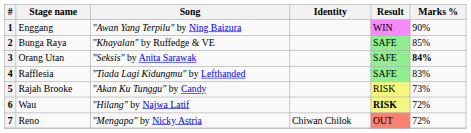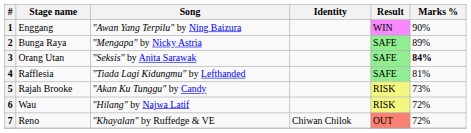(154, 43) "Khayalan" by Ruffedge & VE -> (147, 43) "Mengapa" by Nicky Astria
(421, 43) 85% -> (421, 43) 89%
(421, 74) 83% -> (421, 74) 81%
(385, 105) bold -> (384, 105) normal
(147, 120) "Mengapa" by Nicky Astria -> (154, 120) "Khayalan" by Ruffedge & VE
